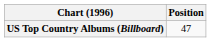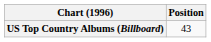(186, 28) 47 -> (186, 28) 43
